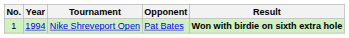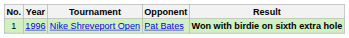(35, 26) 1994 -> (35, 26) 1996
